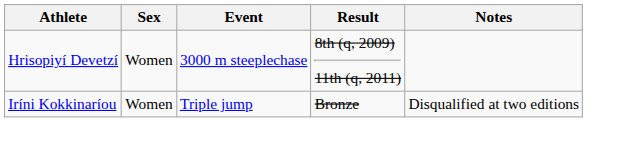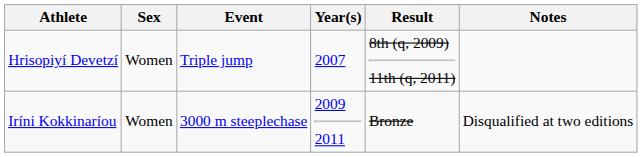+ column: (338, 17)
(244, 60) 3000 m steeplechase -> (216, 60) Triple jump
(216, 104) Triple jump -> (244, 121) 3000 m steeplechase
